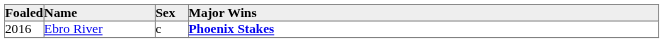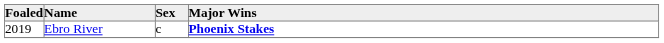(18, 29) 2016 -> (18, 29) 2019
